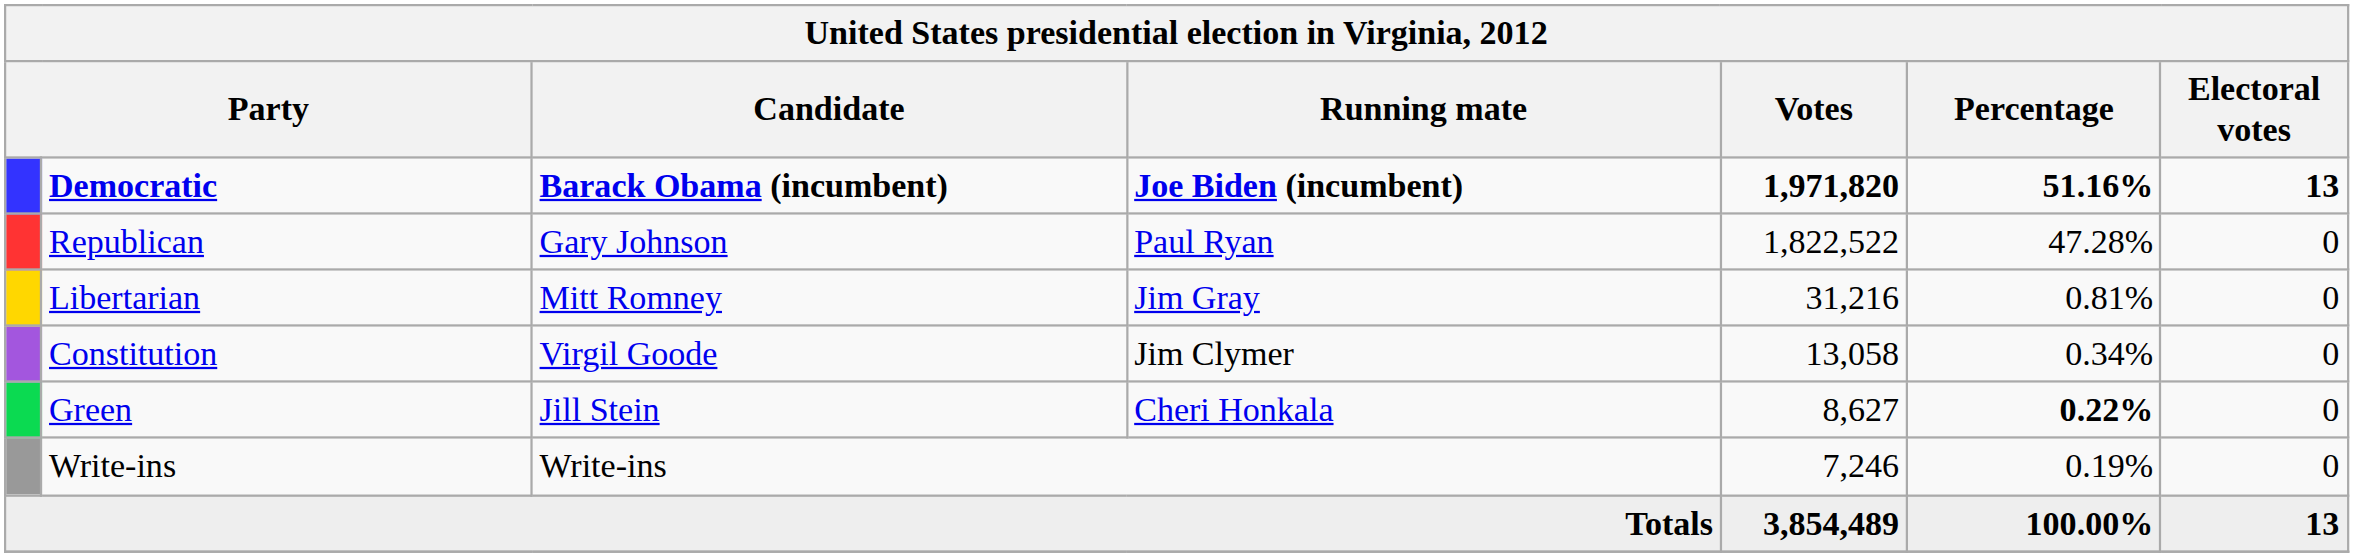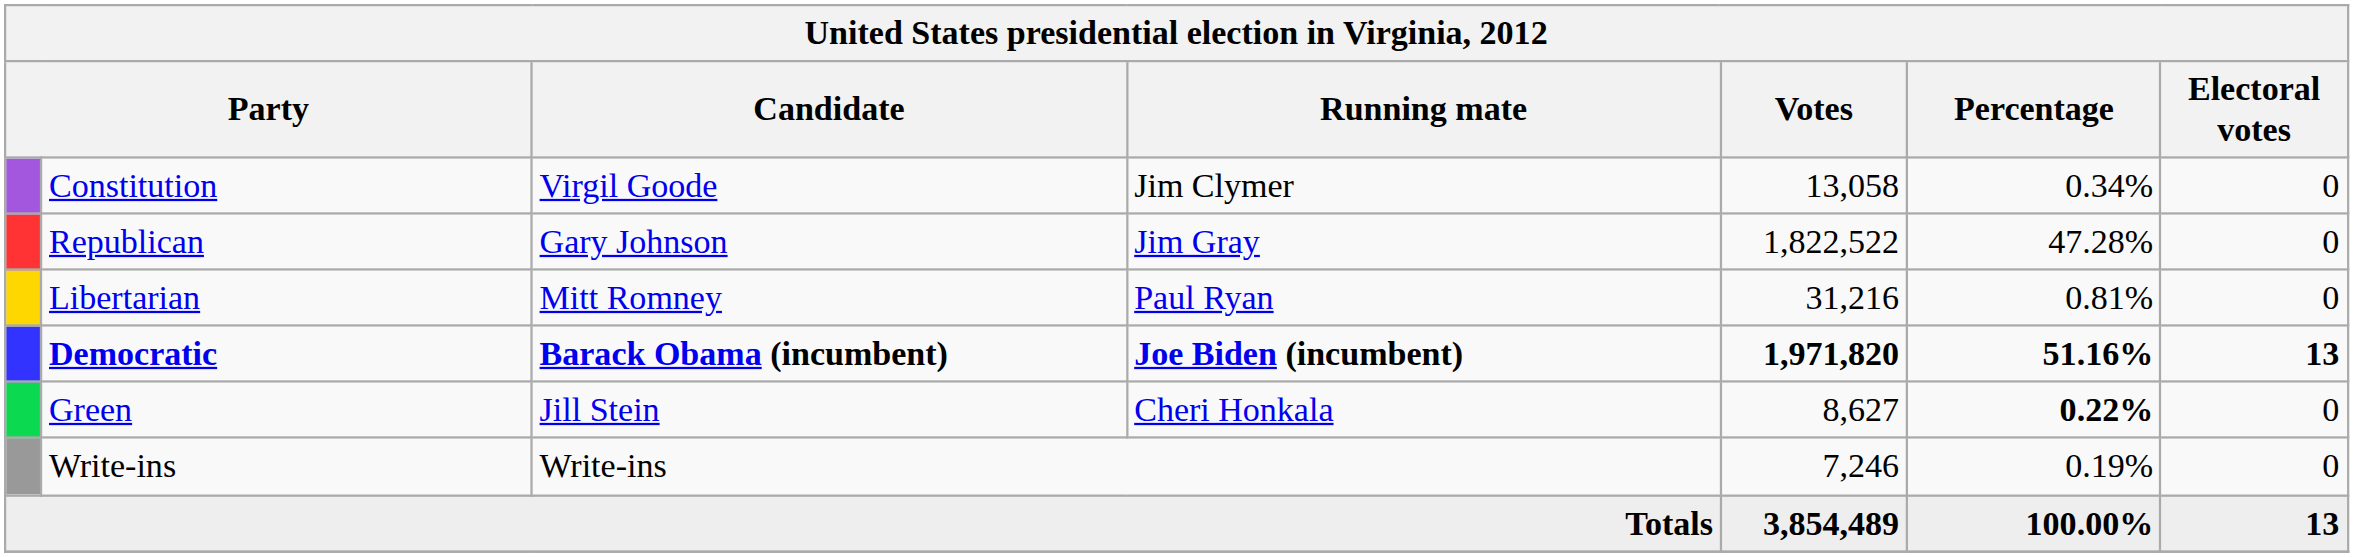rows swapped: (133, 185) <-> (133, 353)
(1204, 241) Paul Ryan -> (1197, 241) Jim Gray
(1197, 297) Jim Gray -> (1204, 297) Paul Ryan
